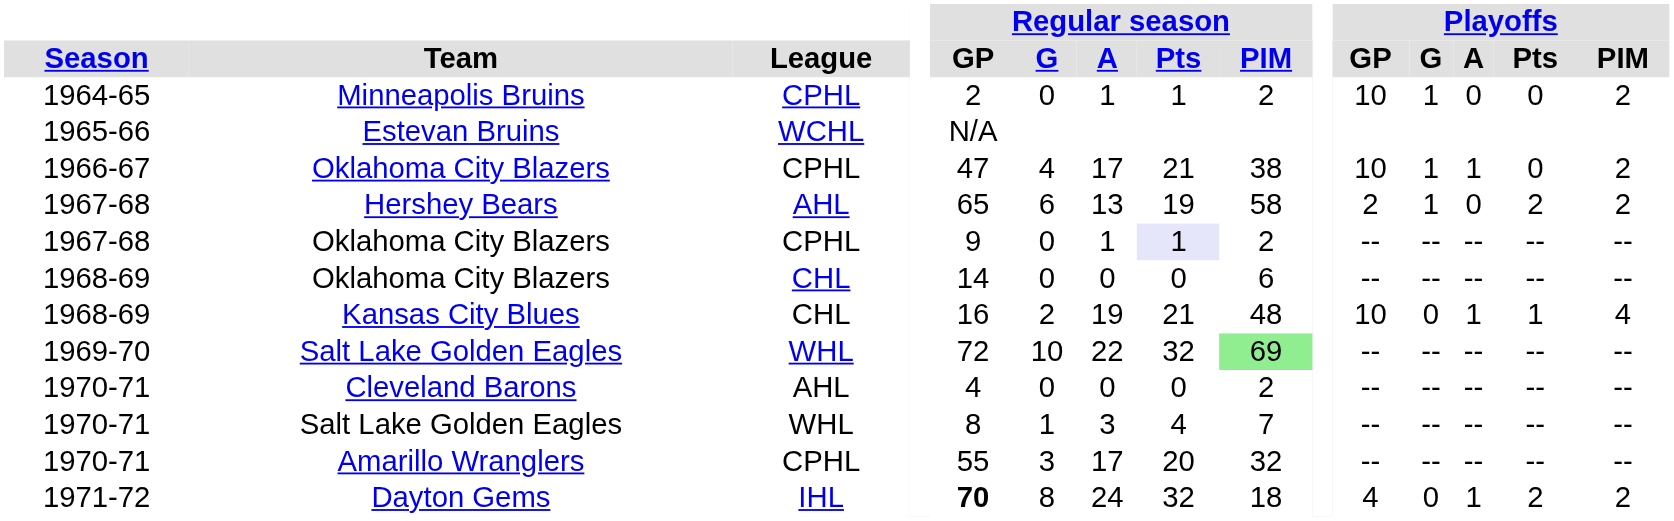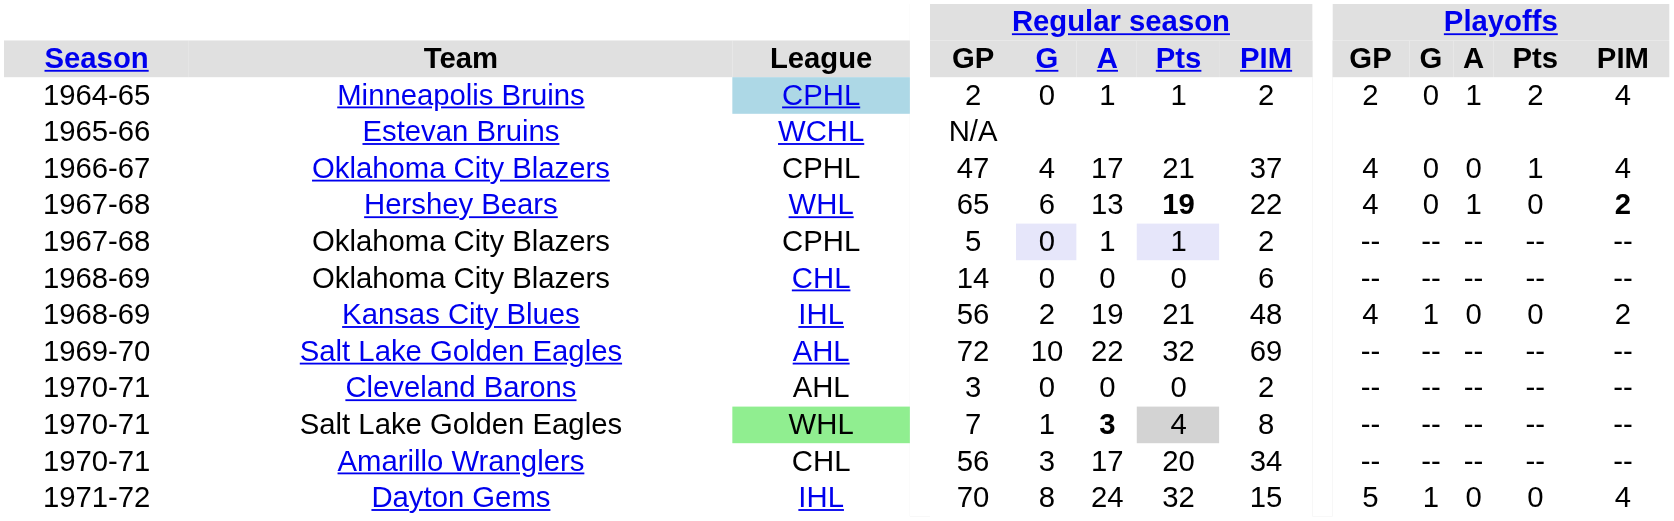(821, 95) no background -> (821, 95) lightblue background
(1371, 95) 10 -> (1371, 95) 2
(1431, 95) 1 -> (1431, 95) 0
(1474, 95) 0 -> (1474, 95) 1
(1535, 95) 0 -> (1535, 95) 2
(1623, 95) 2 -> (1623, 95) 4
(1266, 168) 38 -> (1266, 168) 37
(1371, 168) 10 -> (1371, 168) 4
(1431, 168) 1 -> (1431, 168) 0
(1474, 168) 1 -> (1474, 168) 0
(1535, 168) 0 -> (1535, 168) 1
(1623, 168) 2 -> (1623, 168) 4
(821, 204) AHL -> (821, 204) WHL
(1179, 204) normal -> (1179, 204) bold
(1266, 204) 58 -> (1266, 204) 22
(1371, 204) 2 -> (1371, 204) 4
(1431, 204) 1 -> (1431, 204) 0
(1474, 204) 0 -> (1474, 204) 1
(1535, 204) 2 -> (1535, 204) 0
(1623, 204) normal -> (1623, 204) bold
(973, 241) 9 -> (973, 241) 5
(1047, 241) no background -> (1047, 241) lavender background
(821, 314) CHL -> (821, 314) IHL
(973, 314) 16 -> (973, 314) 56
(1371, 314) 10 -> (1371, 314) 4
(1431, 314) 0 -> (1431, 314) 1
(1474, 314) 1 -> (1474, 314) 0
(1535, 314) 1 -> (1535, 314) 0
(1623, 314) 4 -> (1623, 314) 2
(821, 351) WHL -> (821, 351) AHL
(1266, 351) lightgreen background -> (1266, 351) no background
(973, 387) 4 -> (973, 387) 3
(821, 424) no background -> (821, 424) lightgreen background
(973, 424) 8 -> (973, 424) 7
(1107, 424) normal -> (1107, 424) bold
(1179, 424) no background -> (1179, 424) lightgrey background
(1266, 424) 7 -> (1266, 424) 8
(821, 461) CPHL -> (821, 461) CHL
(973, 461) 55 -> (973, 461) 56
(1266, 461) 32 -> (1266, 461) 34
(973, 497) bold -> (973, 497) normal
(1266, 497) 18 -> (1266, 497) 15
(1371, 497) 4 -> (1371, 497) 5
(1431, 497) 0 -> (1431, 497) 1
(1474, 497) 1 -> (1474, 497) 0
(1535, 497) 2 -> (1535, 497) 0
(1623, 497) 2 -> (1623, 497) 4
